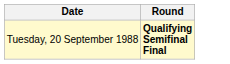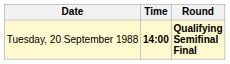+ column: (156, 12)
